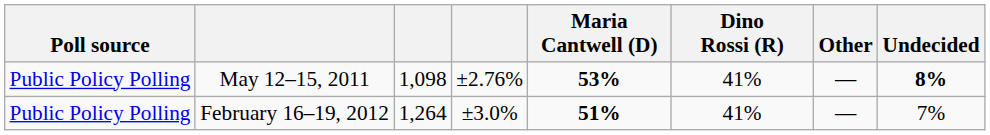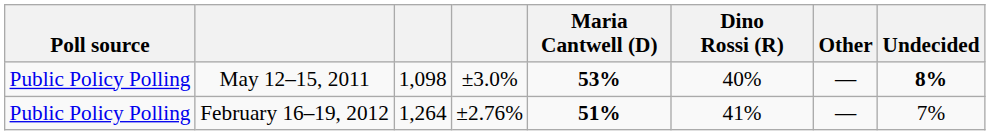(490, 79) ±2.76% -> (490, 79) ±3.0%
(742, 79) 41% -> (742, 79) 40%
(490, 112) ±3.0% -> (490, 112) ±2.76%
